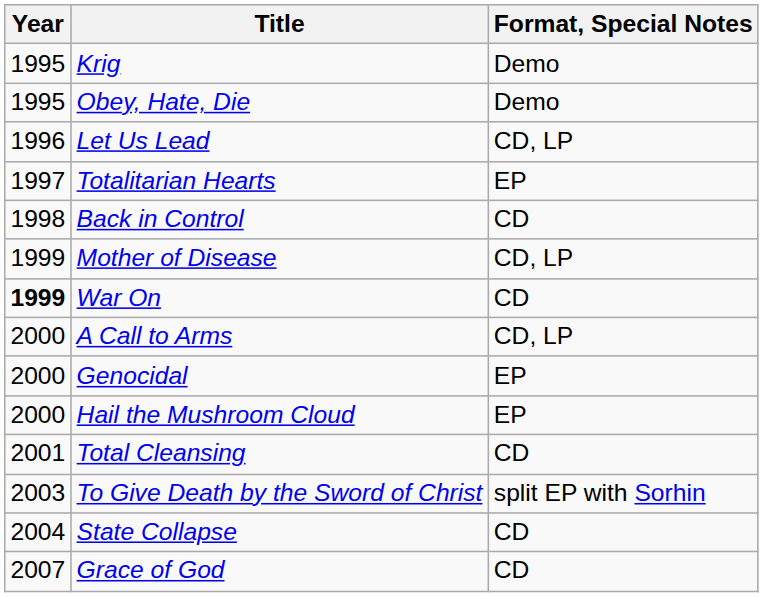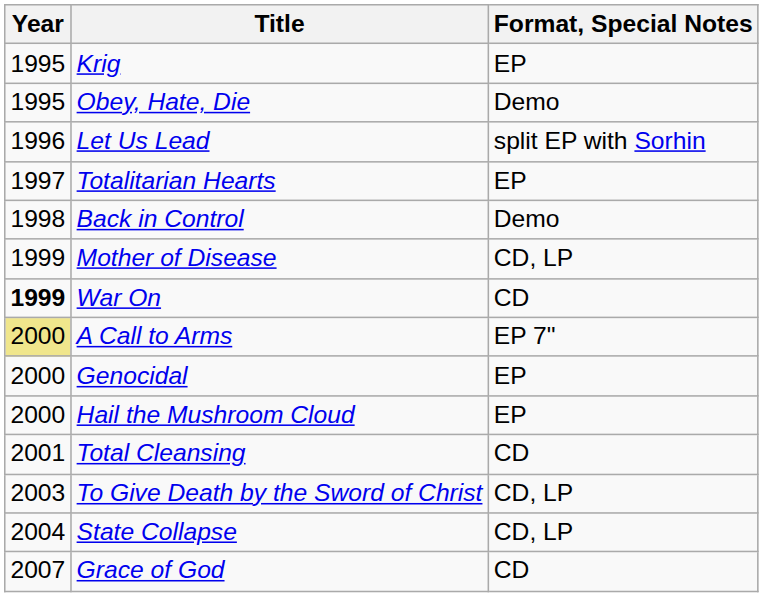(527, 63) Demo -> (510, 63) EP
(534, 141) CD, LP -> (600, 141) split EP with Sorhin
(512, 219) CD -> (527, 219) Demo
(38, 336) no background -> (38, 336) khaki background
(534, 336) CD, LP -> (525, 336) EP 7"
(600, 492) split EP with Sorhin -> (534, 492) CD, LP
(512, 532) CD -> (534, 532) CD, LP
